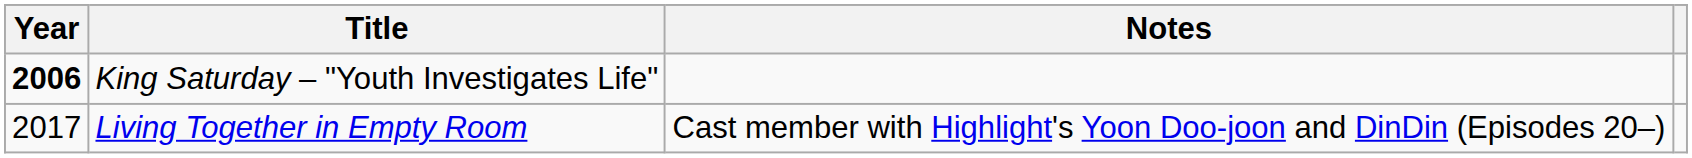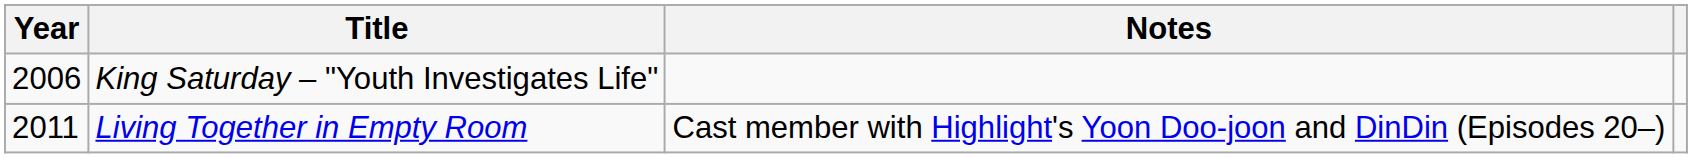(47, 78) bold -> (47, 78) normal
(47, 127) 2017 -> (45, 127) 2011
